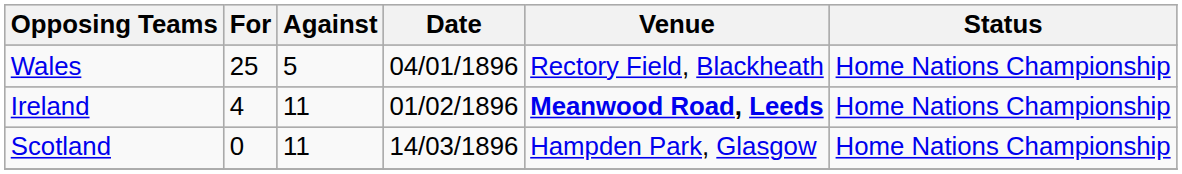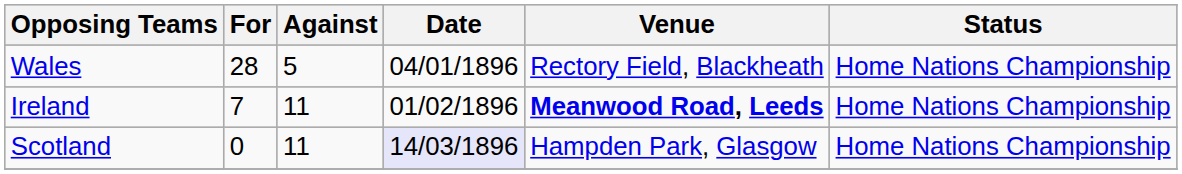(244, 65) 25 -> (244, 65) 28
(237, 106) 4 -> (237, 106) 7
(454, 147) no background -> (454, 147) lavender background
